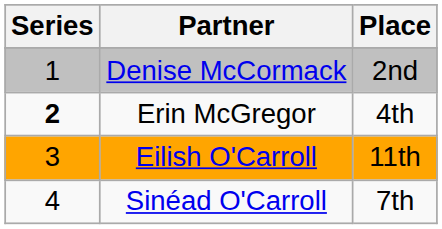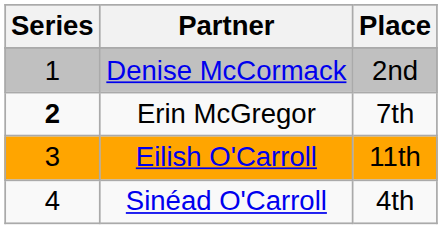(395, 113) 4th -> (395, 113) 7th
(395, 200) 7th -> (395, 200) 4th
